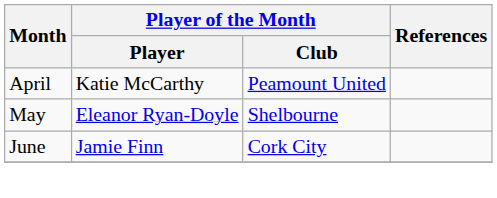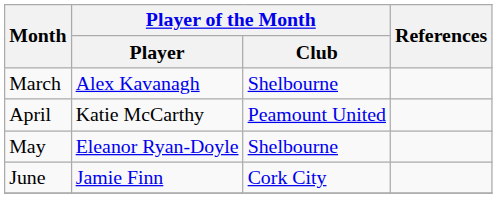+ row: (35, 83)
